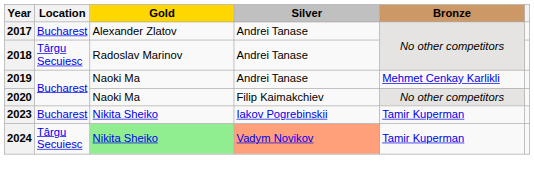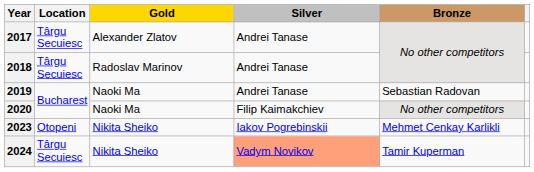(62, 31) Bucharest -> (60, 37) Târgu Secuiesc
(441, 79) Mehmet Cenkay Karlikli -> (431, 91) Sebastian Radovan
(62, 114) Bucharest -> (57, 127) Otopeni
(423, 114) Tamir Kuperman -> (441, 127) Mehmet Cenkay Karlikli
(125, 138) lightgreen background -> (125, 151) no background
